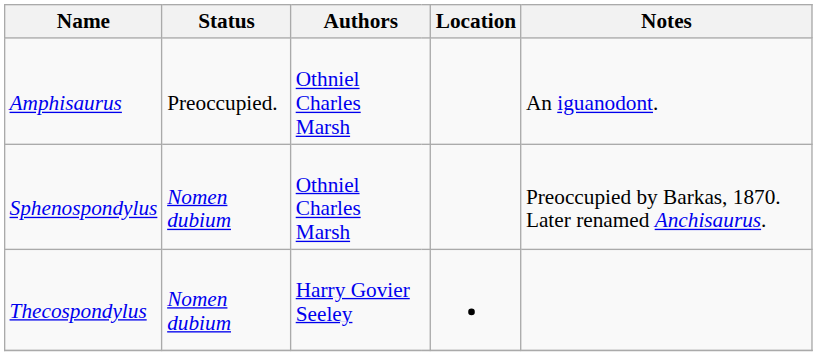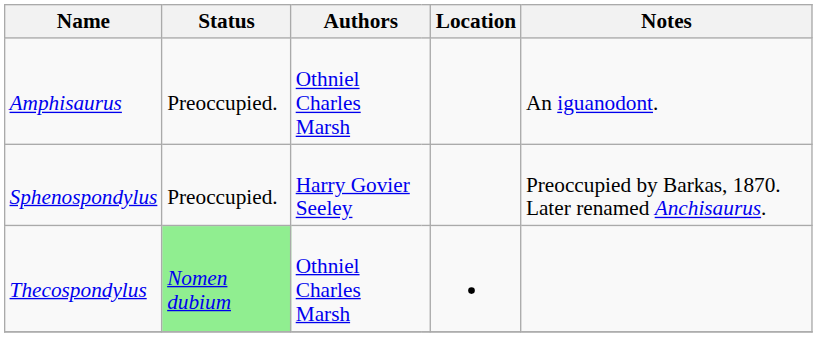(199, 208) Nomen dubium -> (222, 196) Preoccupied.
(328, 208) Othniel Charles Marsh -> (353, 196) Harry Govier Seeley
(199, 311) no background -> (199, 290) lightgreen background
(353, 302) Harry Govier Seeley -> (328, 290) Othniel Charles Marsh
